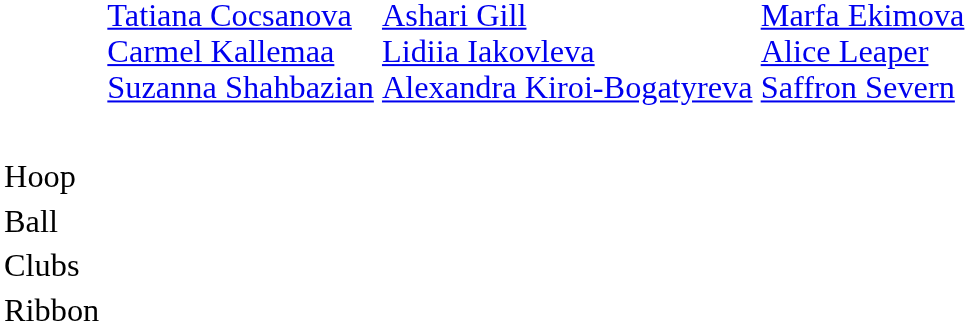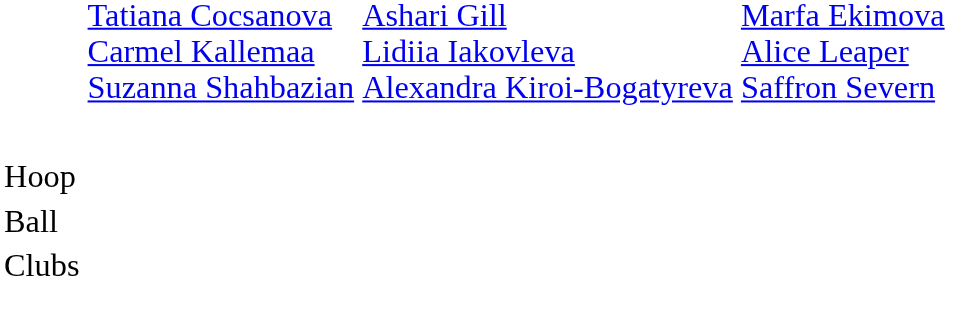- row: (52, 310)
